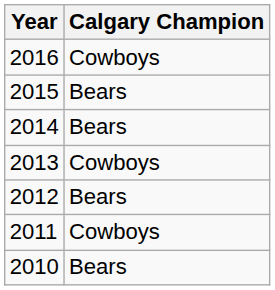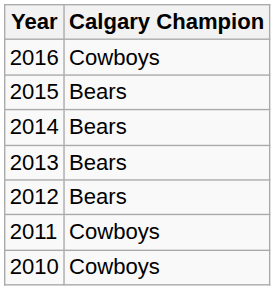(114, 162) Cowboys -> (98, 162) Bears
(98, 267) Bears -> (114, 267) Cowboys
